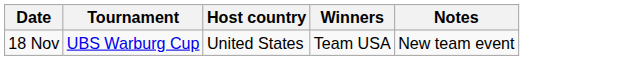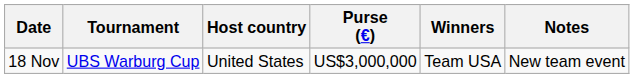+ column: (365, 26)
